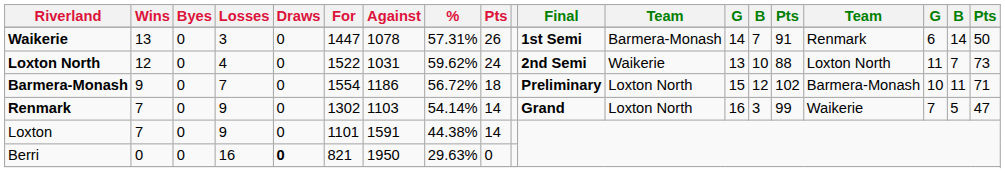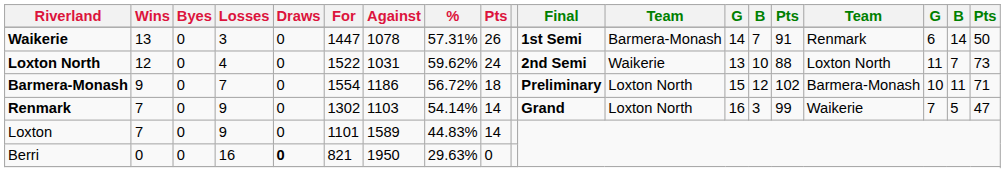(383, 131) 1591 -> (383, 131) 1589
(453, 131) 44.38% -> (453, 131) 44.83%
